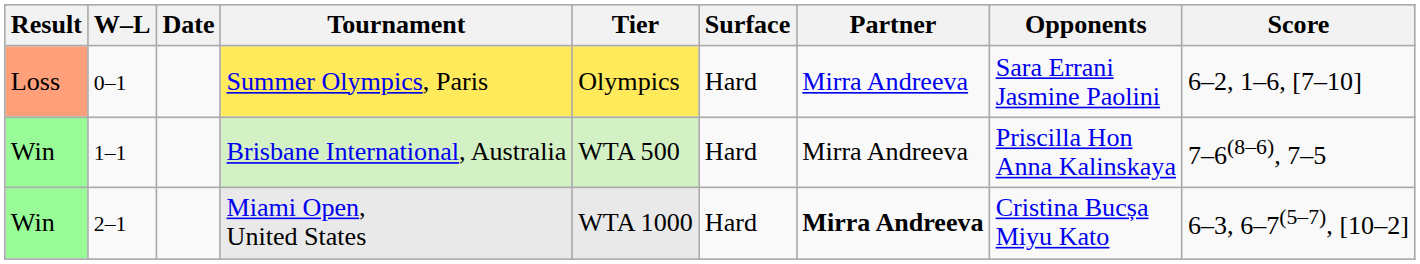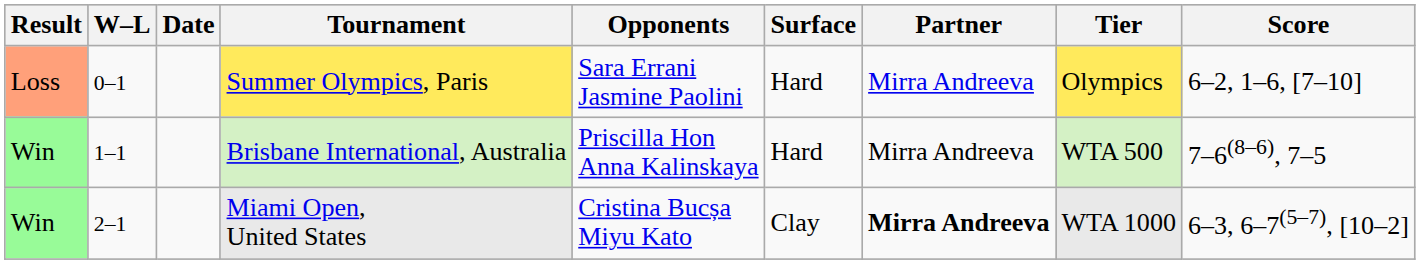columns swapped: (635, 25) <-> (1086, 25)
(731, 222) Hard -> (795, 222) Clay
